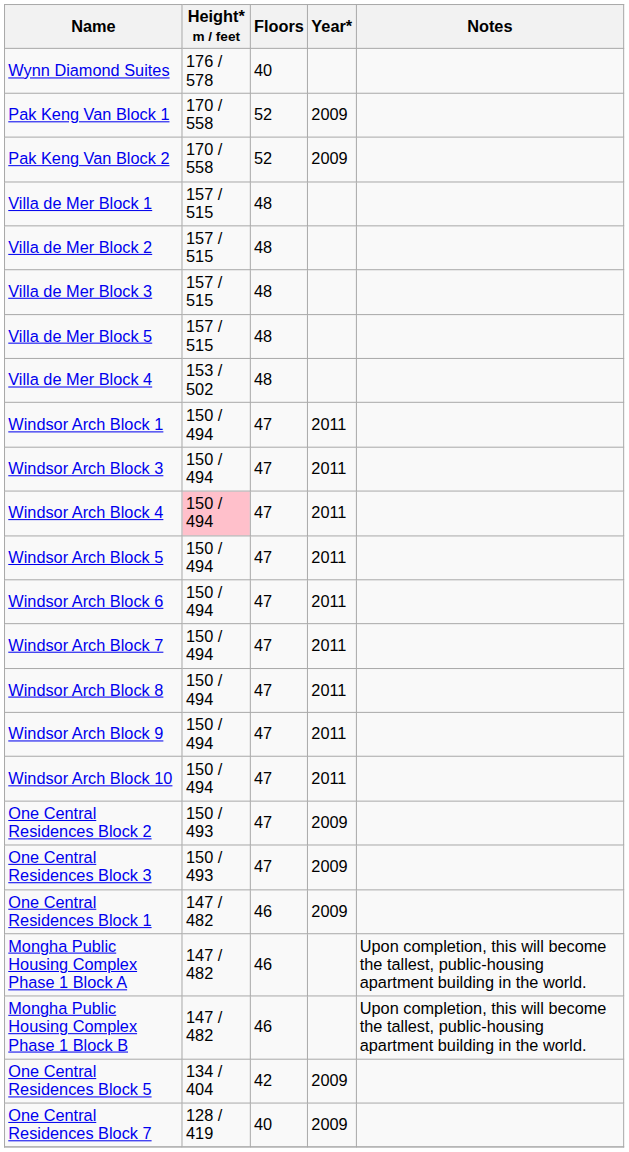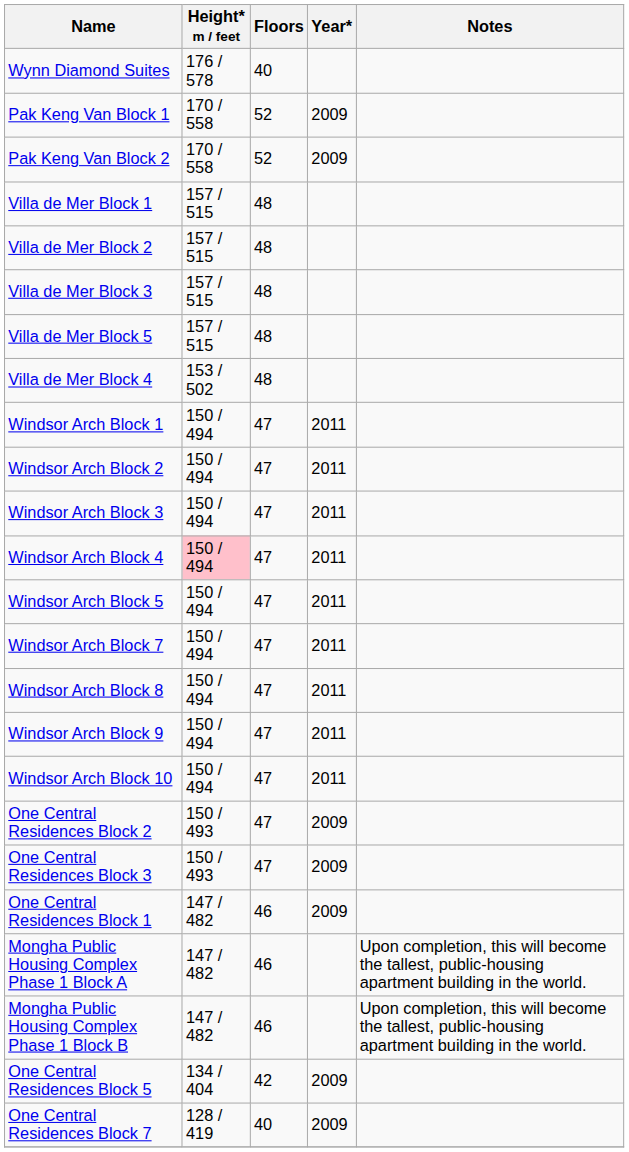+ row: (86, 469)
- row: (86, 601)
